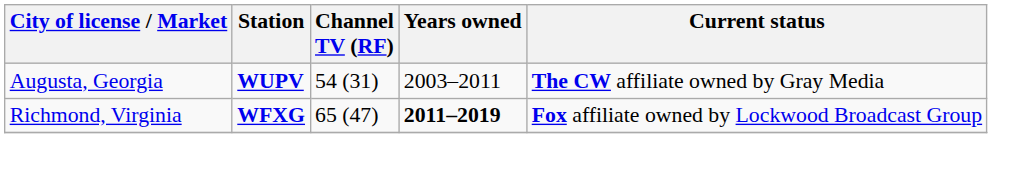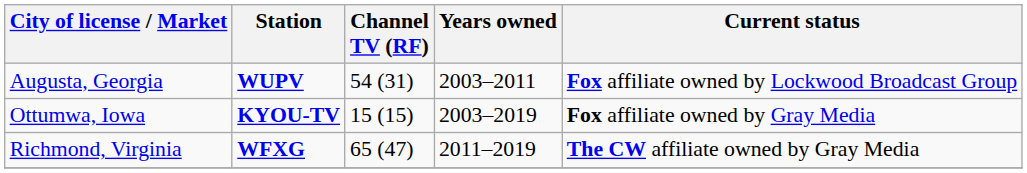(708, 80) The CW affiliate owned by Gray Media -> (792, 80) Fox affiliate owned by Lockwood Broadcast Group
+ row: (77, 115)
(452, 115) bold -> (487, 149) normal
(757, 115) Fox affiliate owned by Lockwood Broadcast Group -> (743, 149) The CW affiliate owned by Gray Media
